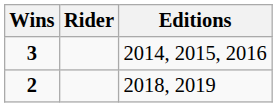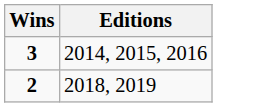- column: (89, 20)
